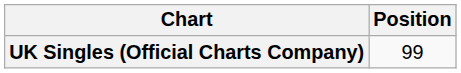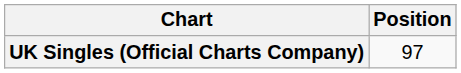(412, 51) 99 -> (412, 51) 97
